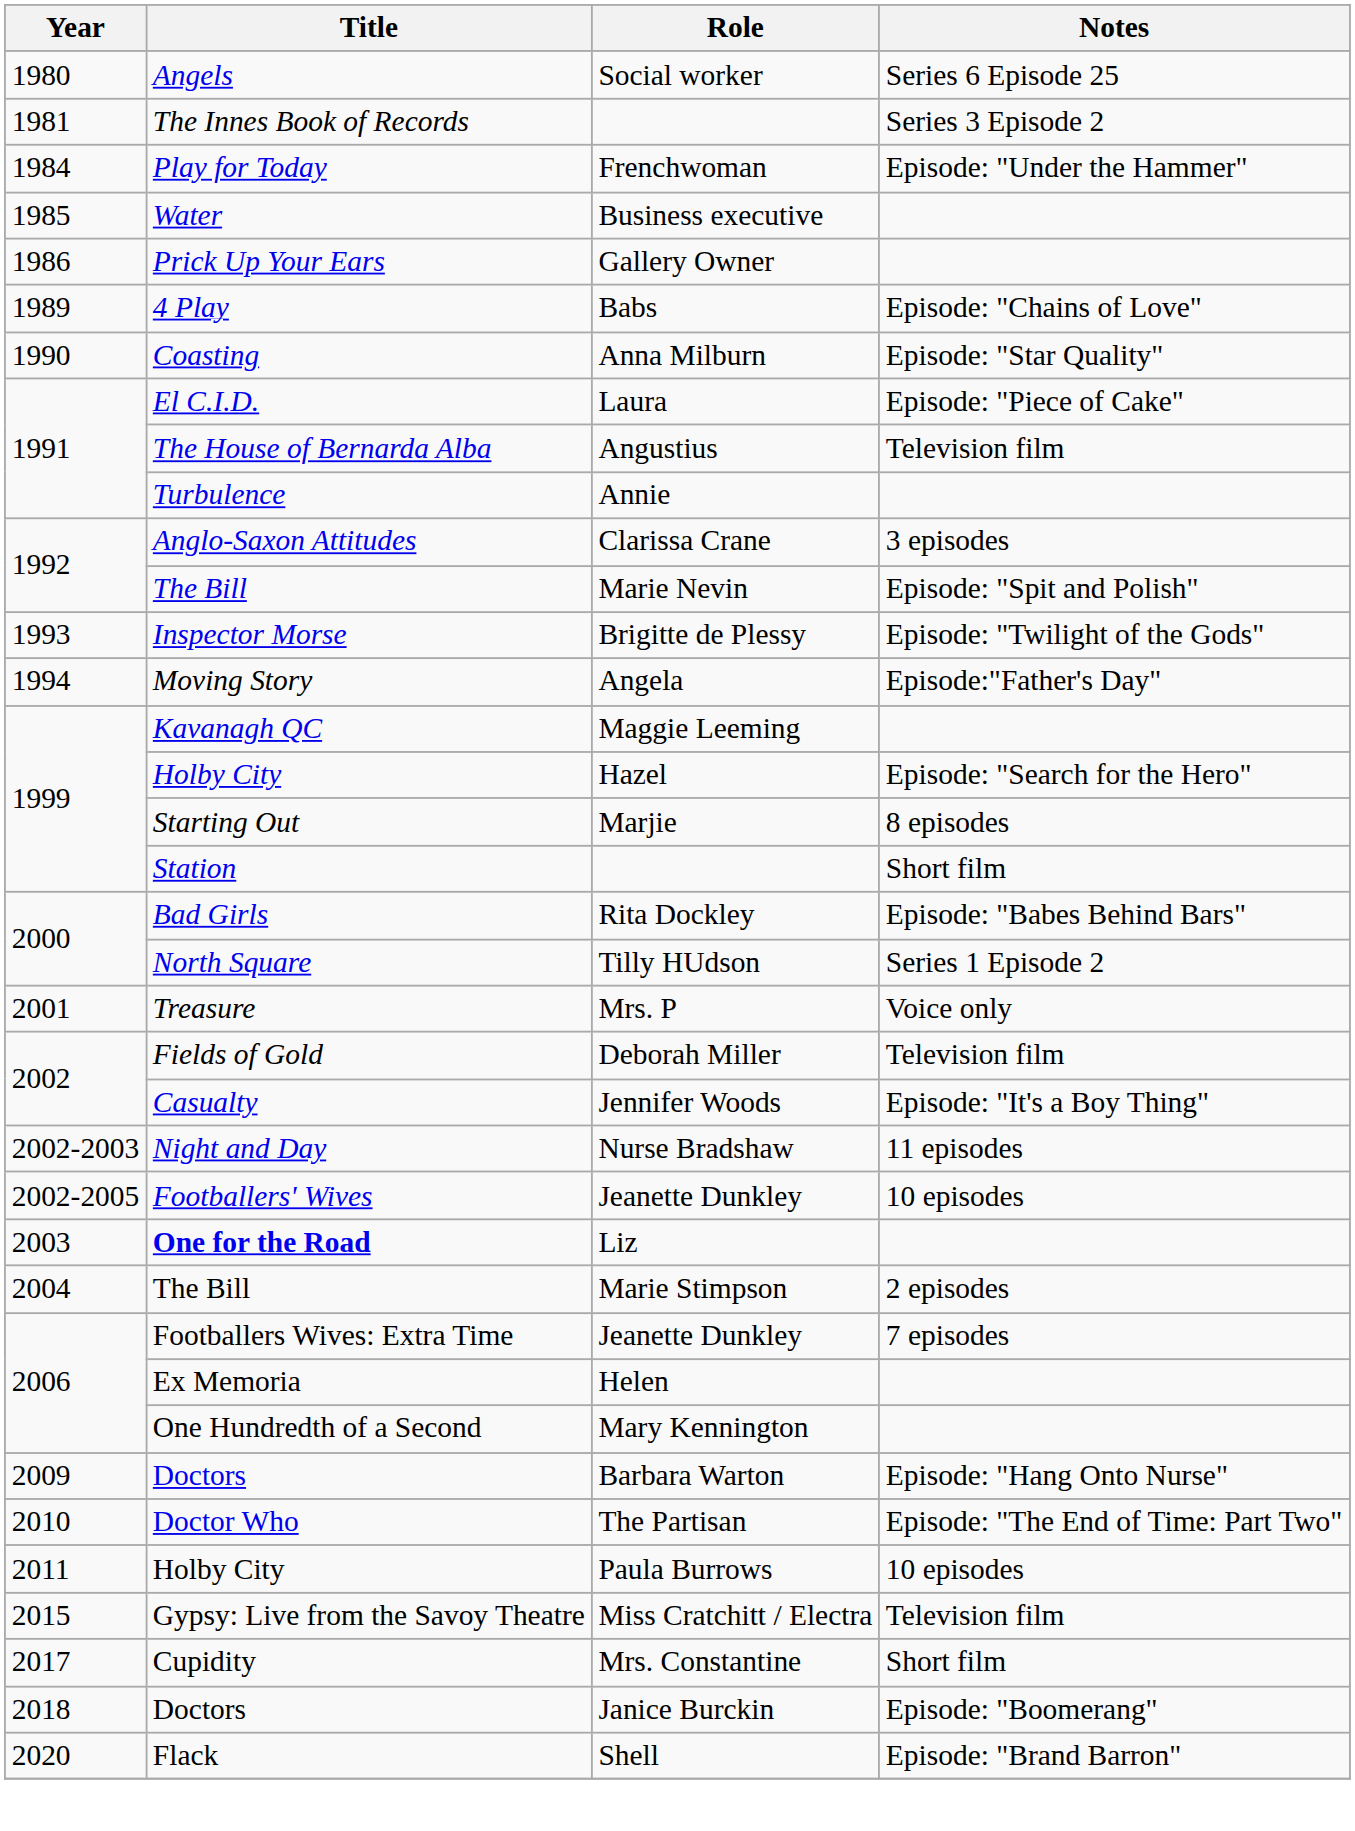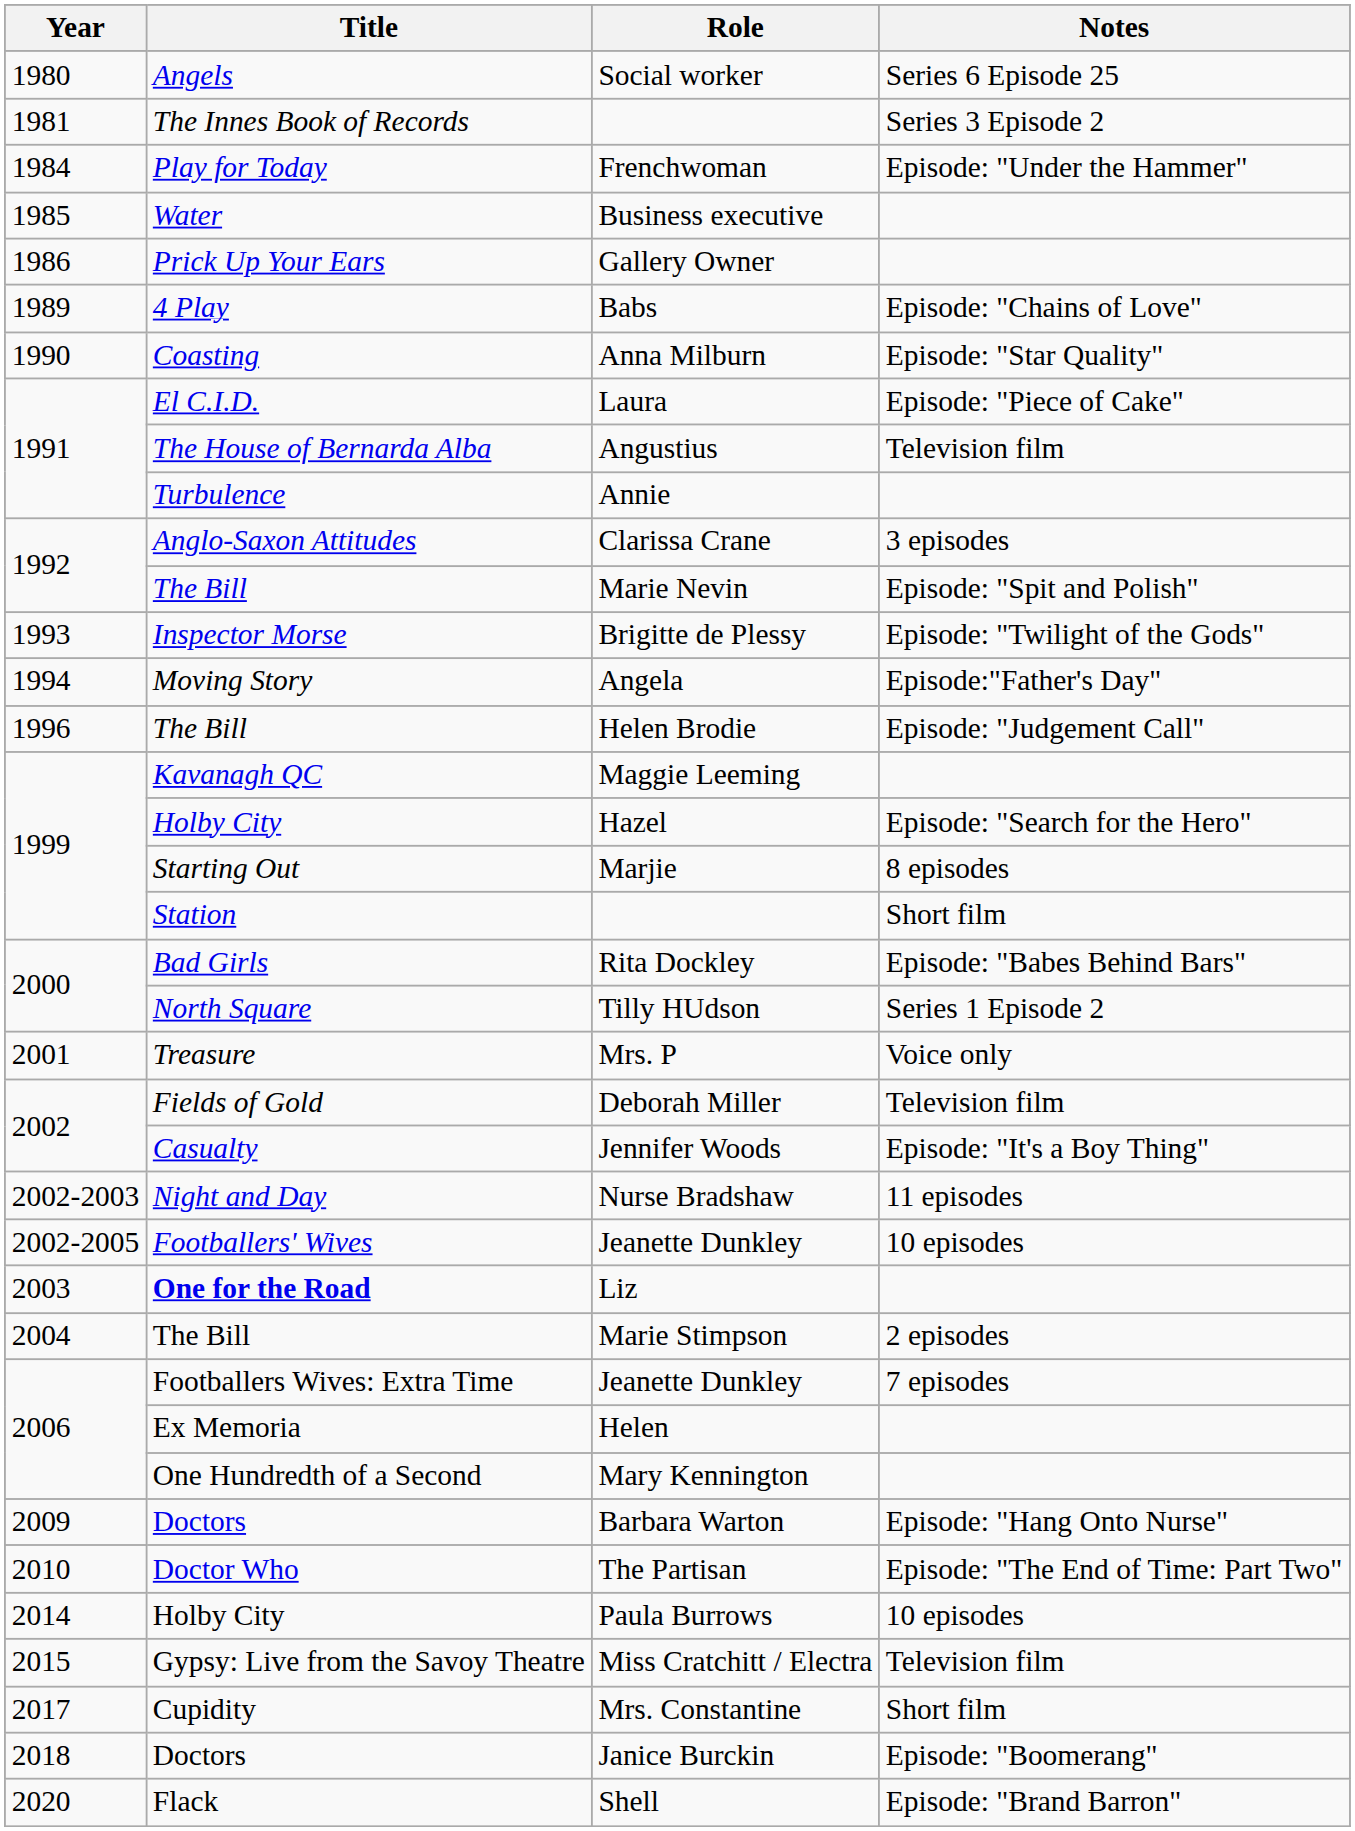+ row: (200, 728)
(41, 1568) 2011 -> (41, 1615) 2014
